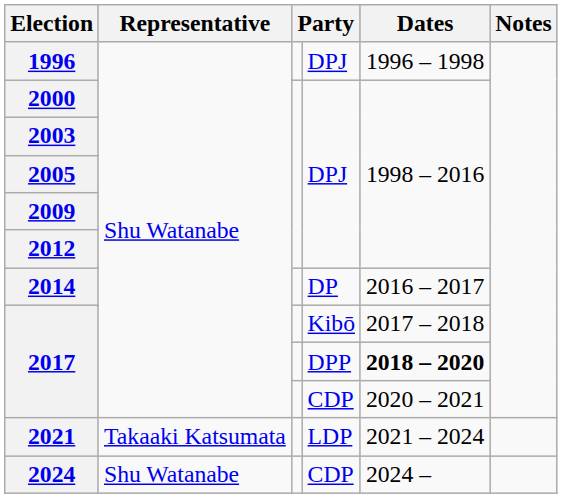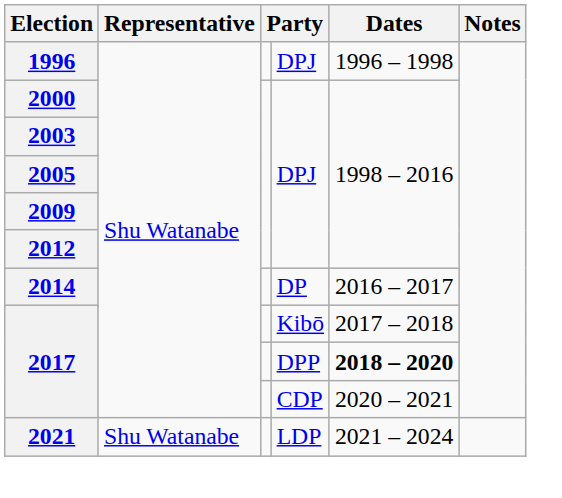(195, 436) Takaaki Katsumata -> (172, 436) Shu Watanabe
- row: (52, 473)
